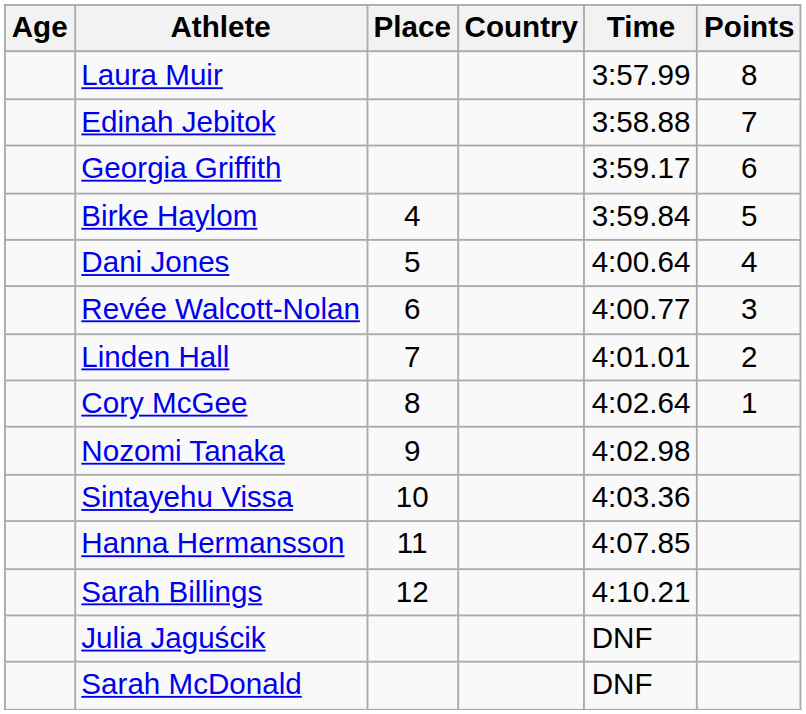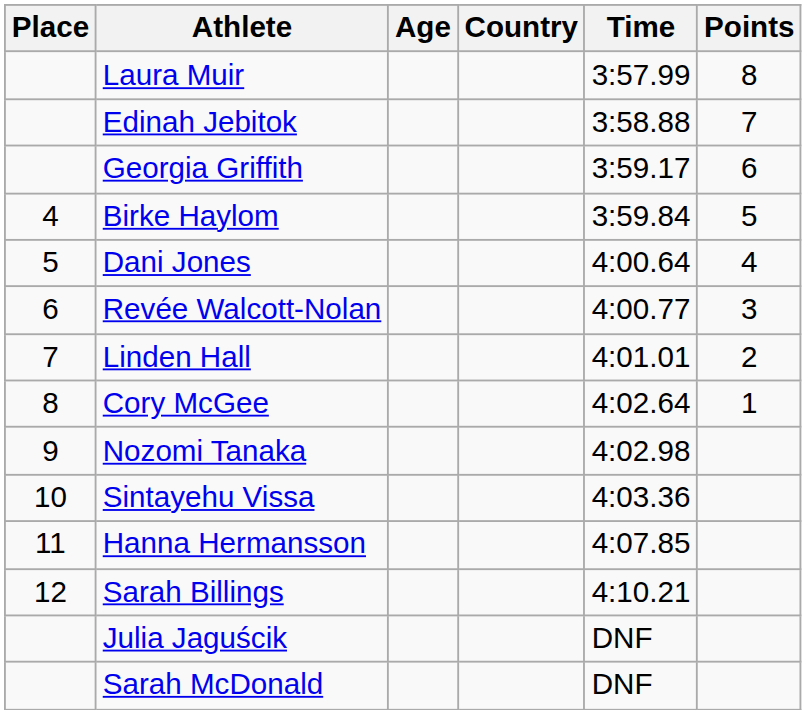columns swapped: (412, 27) <-> (40, 27)
